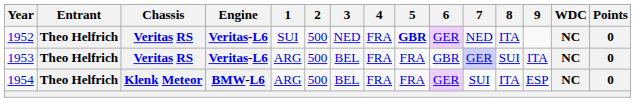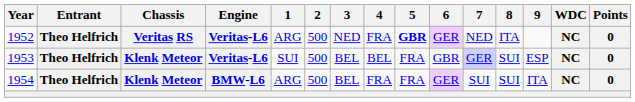(288, 37) SUI -> (288, 37) ARG
(163, 58) Veritas RS -> (163, 58) Klenk Meteor
(288, 58) ARG -> (288, 58) SUI
(379, 58) FRA -> (379, 58) BEL
(537, 58) ITA -> (537, 58) ESP
(509, 80) ITA -> (509, 80) SUI
(537, 80) ESP -> (537, 80) ITA
